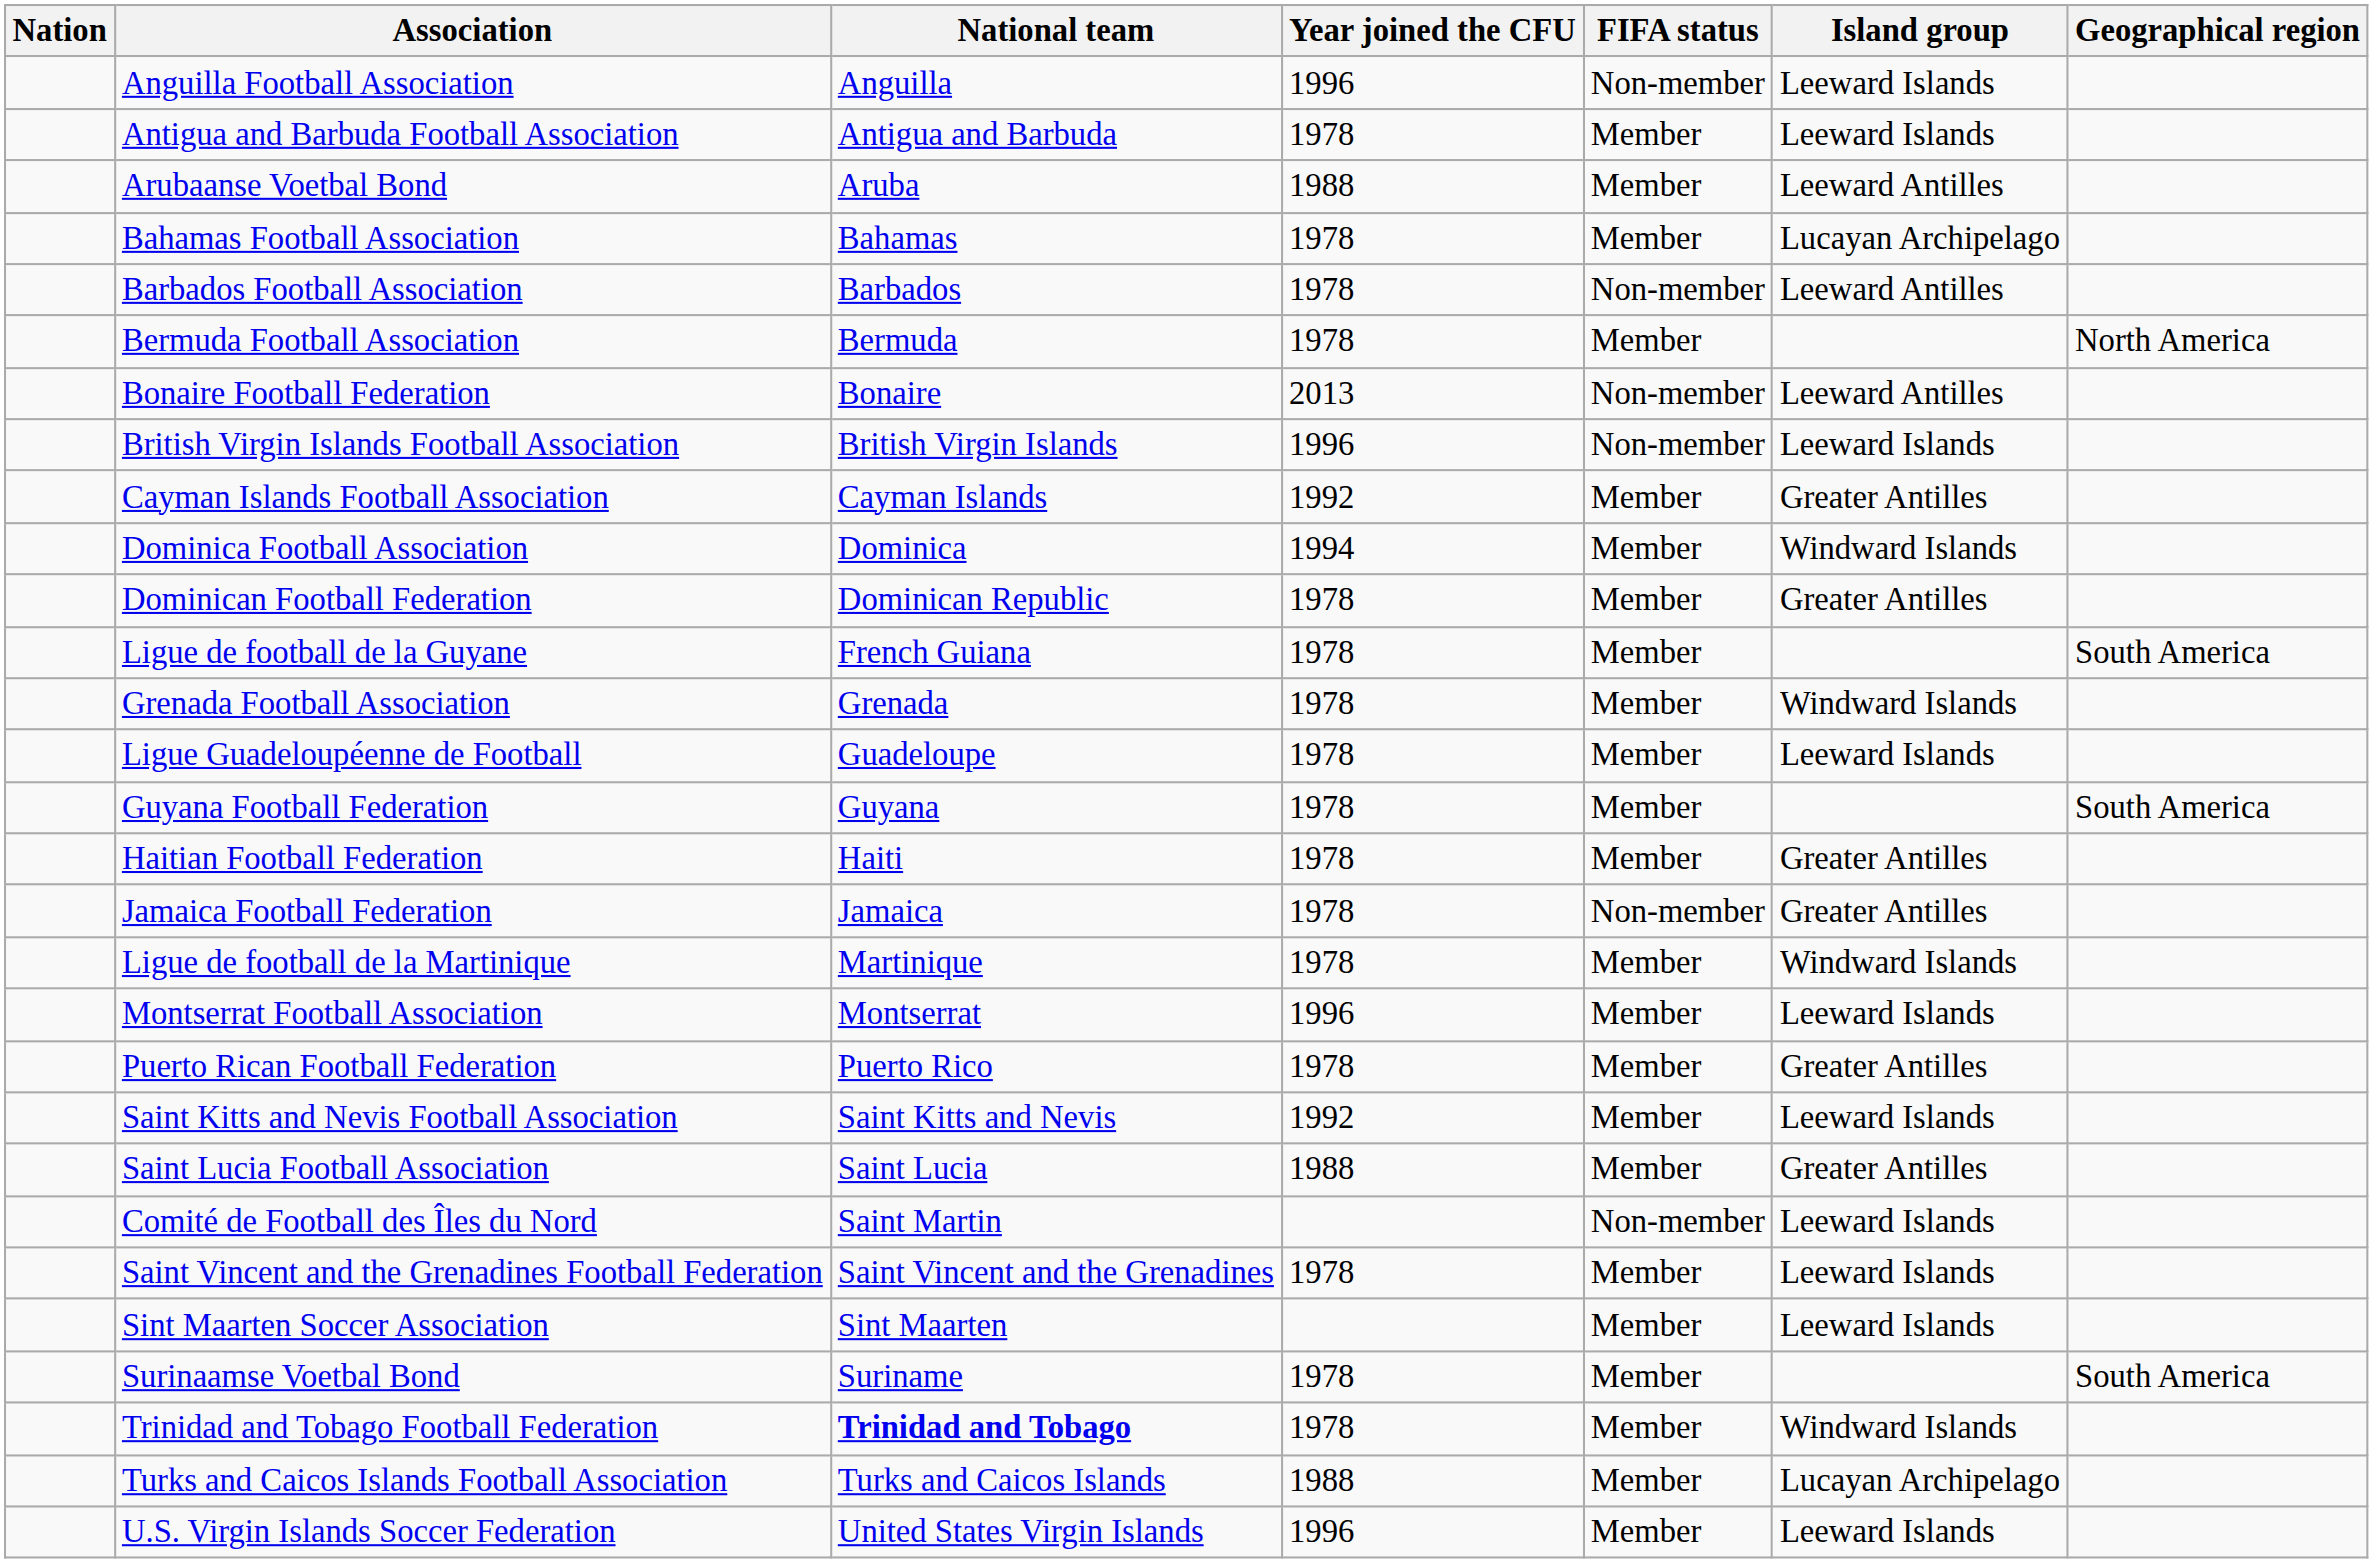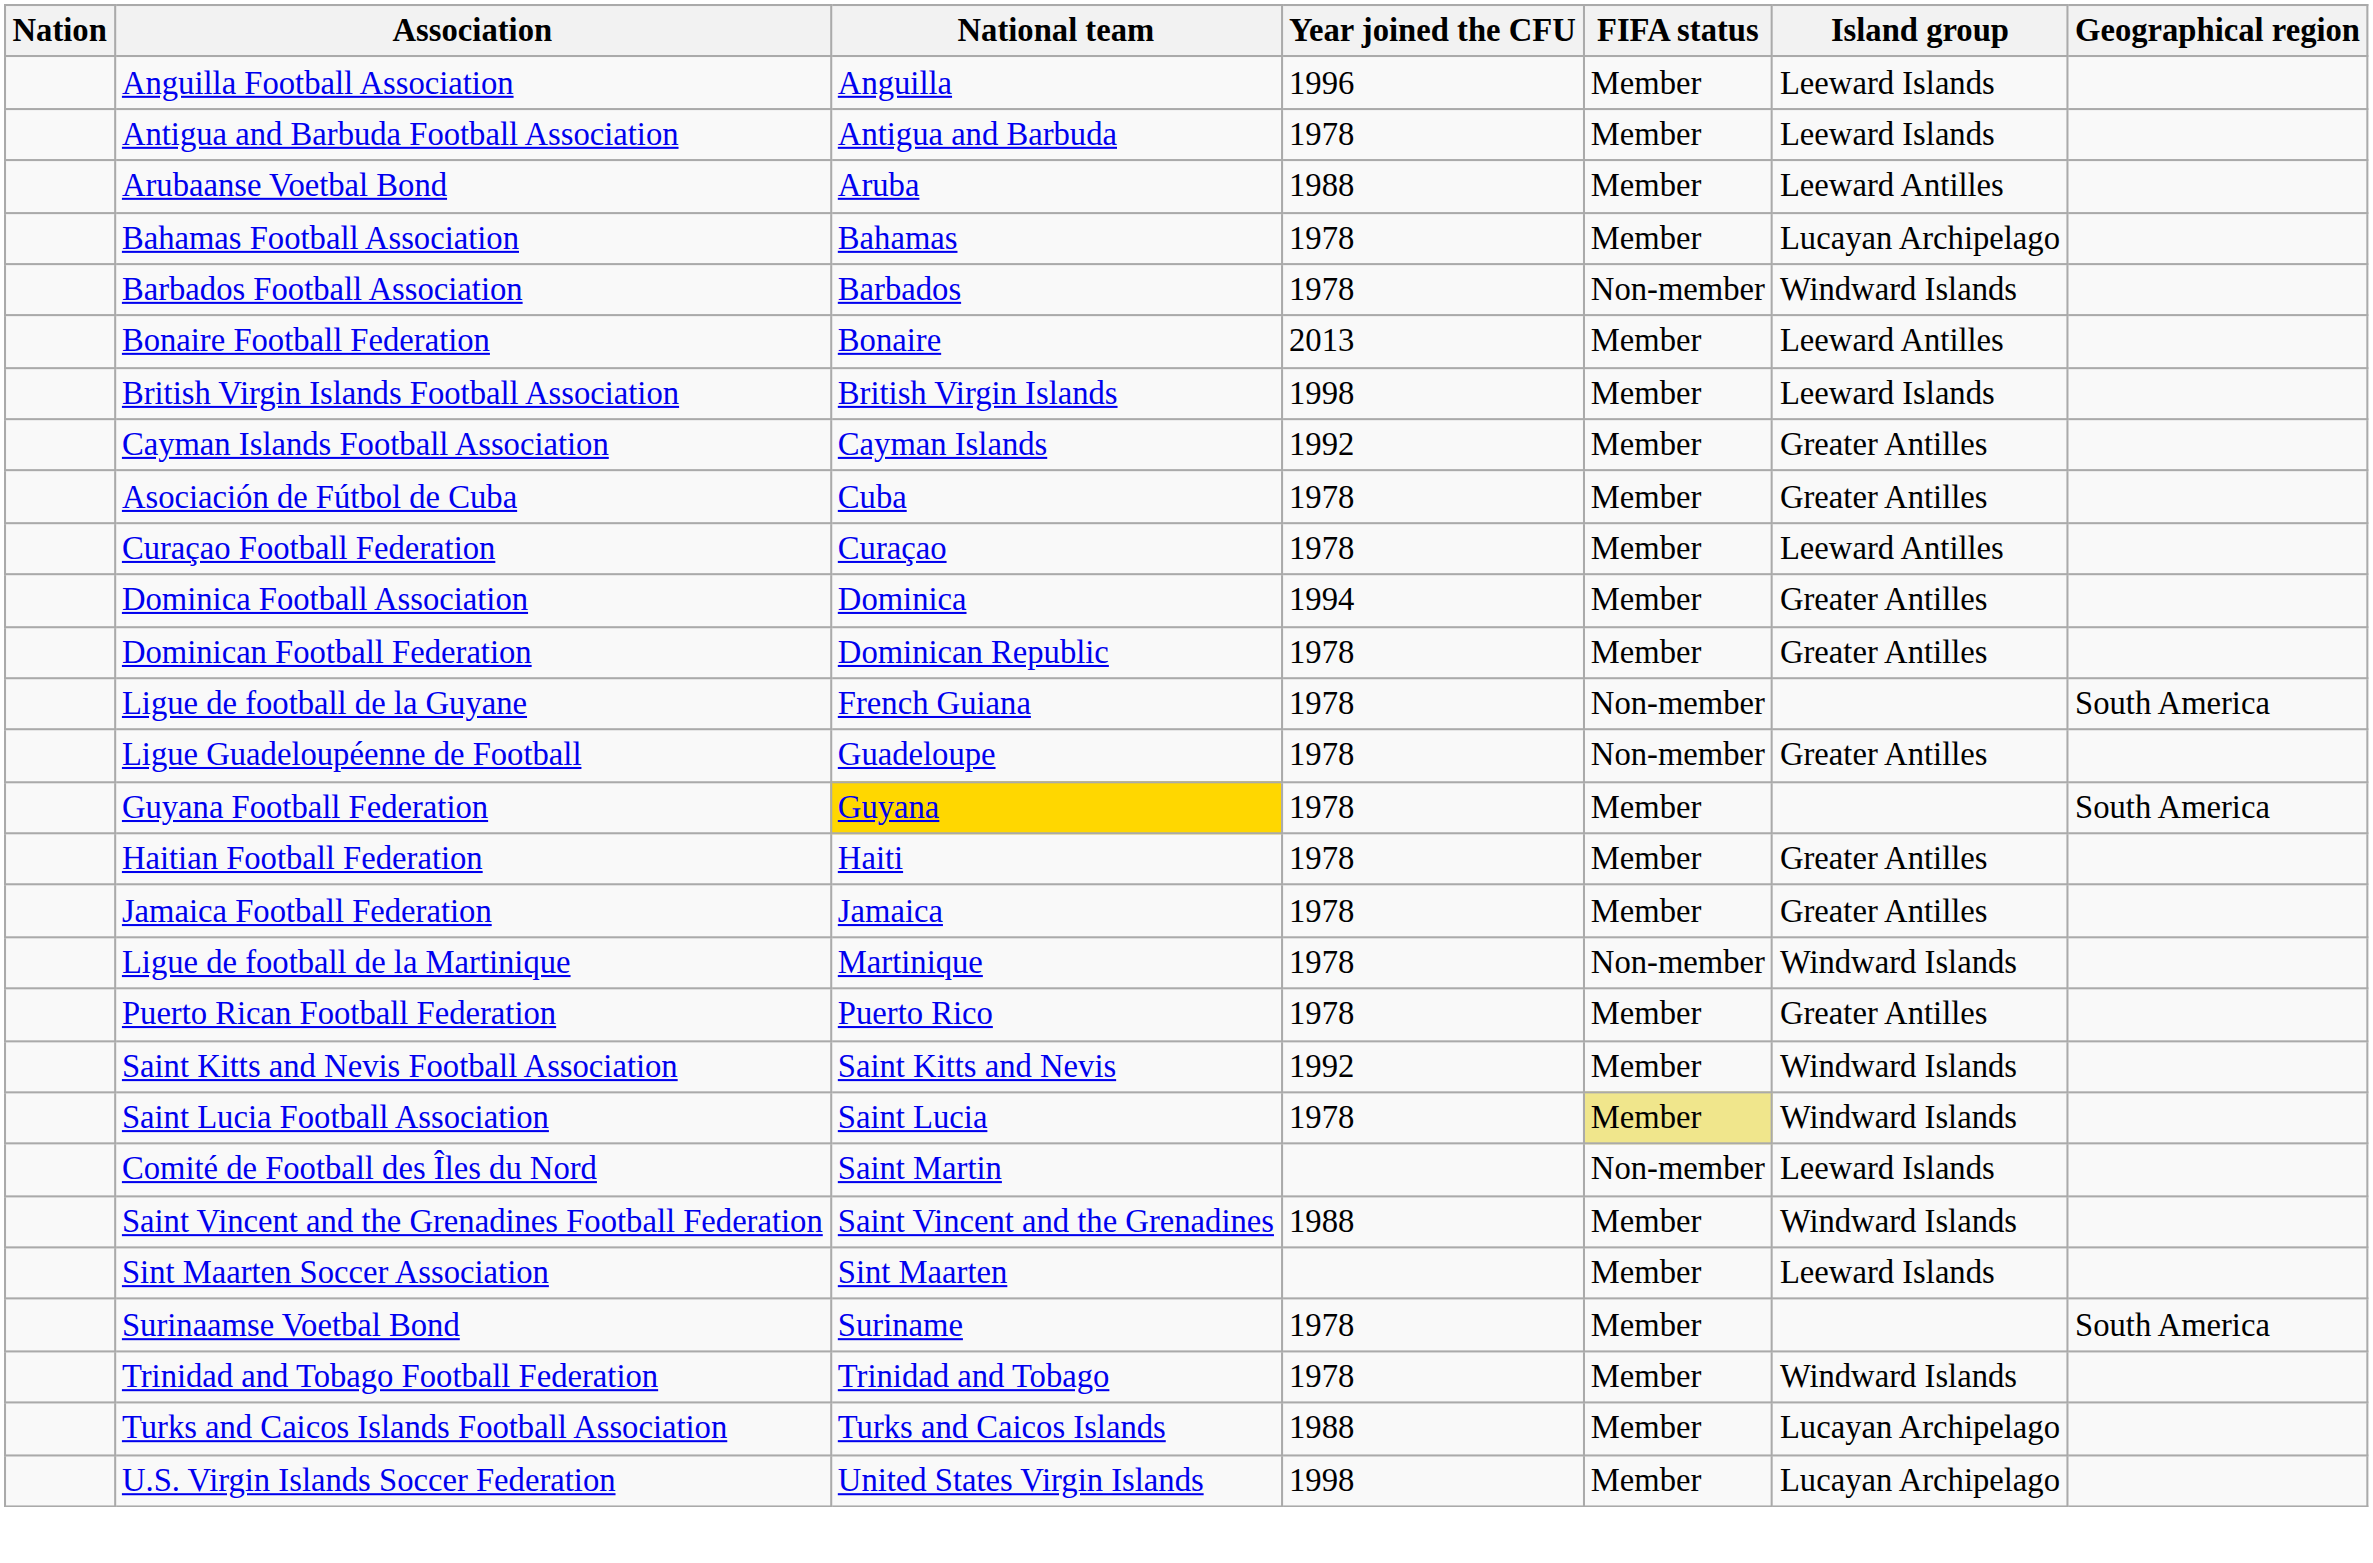(1678, 82) Non-member -> (1646, 82) Member
(1892, 289) Leeward Antilles -> (1898, 289) Windward Islands
- row: (320, 340)
(1678, 392) Non-member -> (1646, 340) Member
(1322, 444) 1996 -> (1322, 392) 1998
(1678, 444) Non-member -> (1646, 392) Member
+ row: (320, 496)
+ row: (309, 548)
(1898, 548) Windward Islands -> (1884, 599) Greater Antilles
(1646, 651) Member -> (1678, 703) Non-member
- row: (316, 703)
(1646, 755) Member -> (1678, 755) Non-member
(1887, 755) Leeward Islands -> (1884, 755) Greater Antilles
(889, 806) no background -> (889, 806) gold background
(1678, 910) Non-member -> (1646, 910) Member
(1646, 962) Member -> (1678, 962) Non-member
- row: (332, 1013)
(1887, 1117) Leeward Islands -> (1898, 1065) Windward Islands
(1322, 1169) 1988 -> (1322, 1117) 1978
(1646, 1169) no background -> (1646, 1117) khaki background
(1884, 1169) Greater Antilles -> (1898, 1117) Windward Islands
(1322, 1272) 1978 -> (1322, 1220) 1988
(1887, 1272) Leeward Islands -> (1898, 1220) Windward Islands
(984, 1428) bold -> (974, 1376) normal
(1322, 1531) 1996 -> (1322, 1479) 1998
(1887, 1531) Leeward Islands -> (1920, 1479) Lucayan Archipelago
